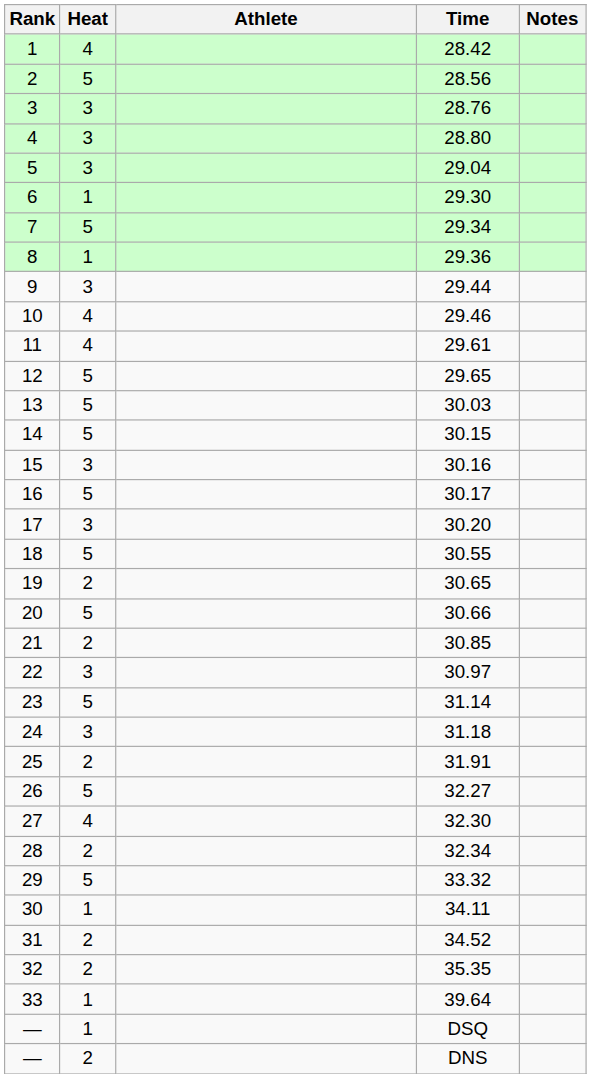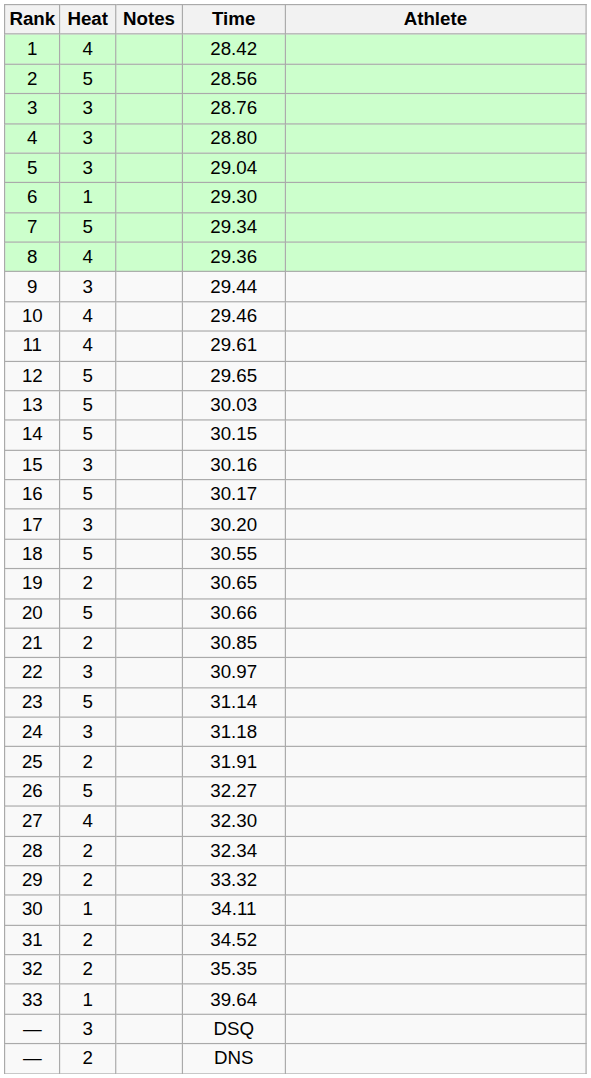columns swapped: (266, 19) <-> (552, 19)
(88, 256) 1 -> (88, 256) 4
(88, 880) 5 -> (88, 880) 2
(88, 1028) 1 -> (88, 1028) 3
